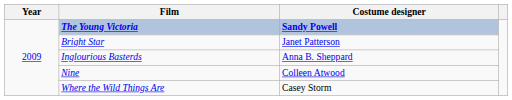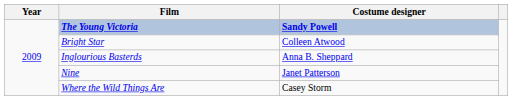(311, 42) Janet Patterson -> (313, 42) Colleen Atwood
(313, 73) Colleen Atwood -> (311, 73) Janet Patterson
